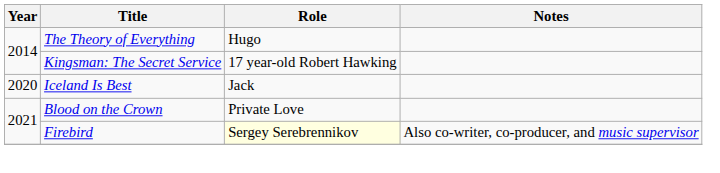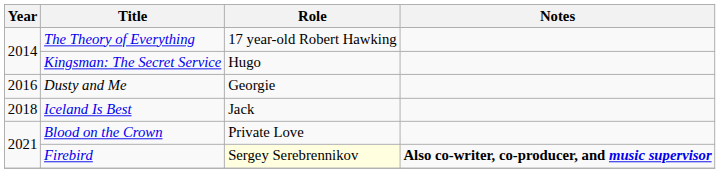(244, 39) Hugo -> (312, 39) 17 year-old Robert Hawking
(312, 62) 17 year-old Robert Hawking -> (244, 62) Hugo
+ row: (85, 86)
(23, 86) 2020 -> (23, 109) 2018
(551, 132) normal -> (558, 156) bold
